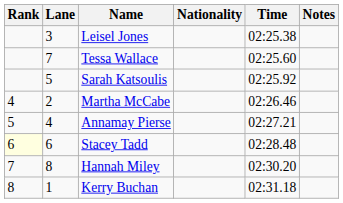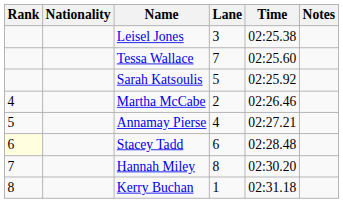columns swapped: (60, 15) <-> (210, 15)
